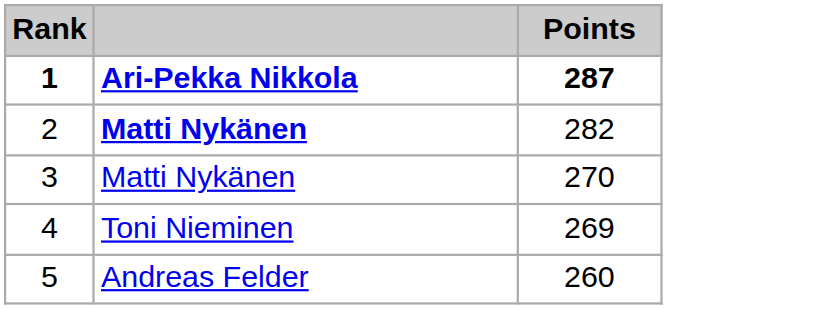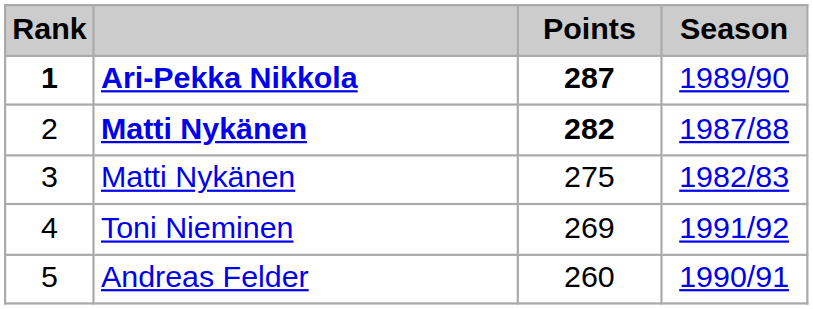+ column: (734, 29)
(589, 128) normal -> (589, 128) bold
(589, 178) 270 -> (589, 178) 275
